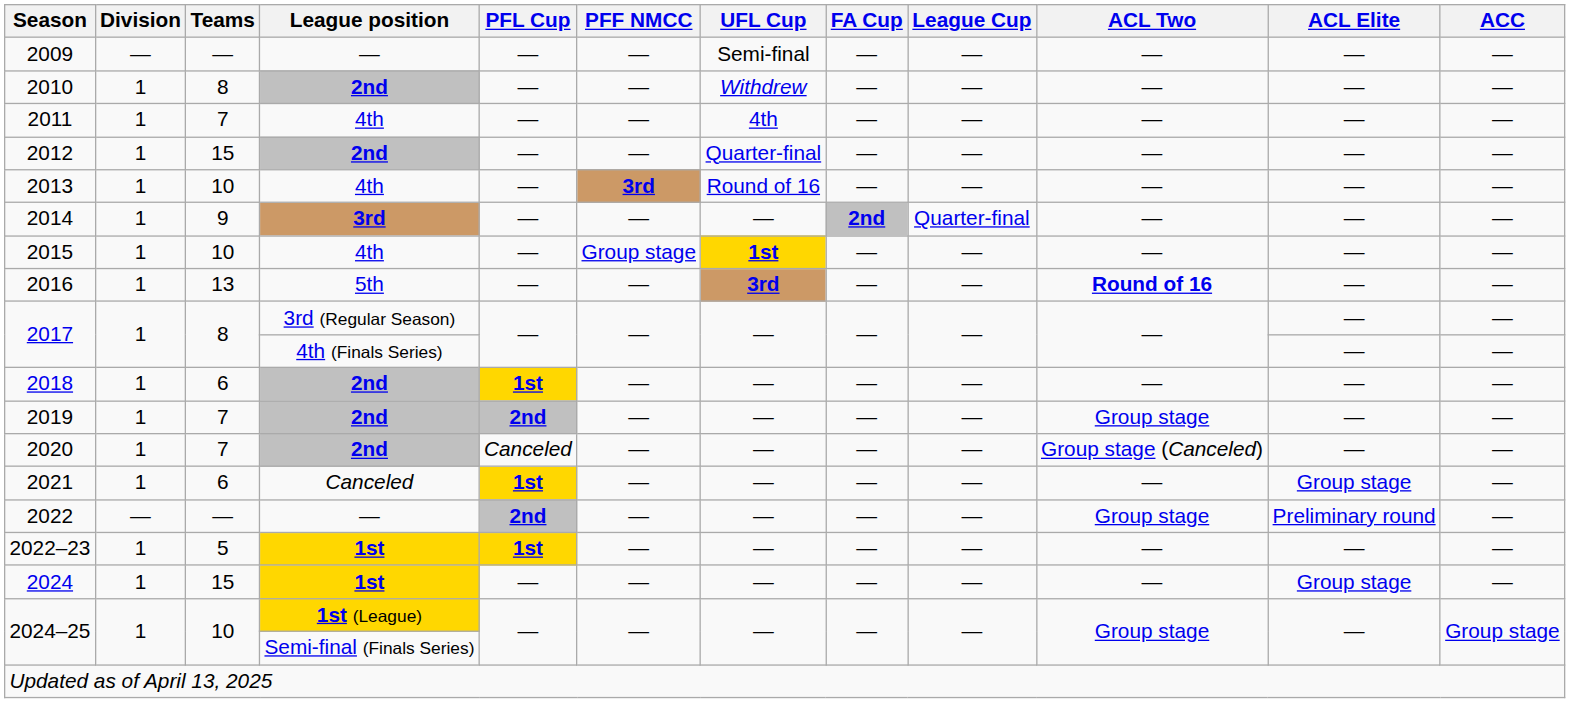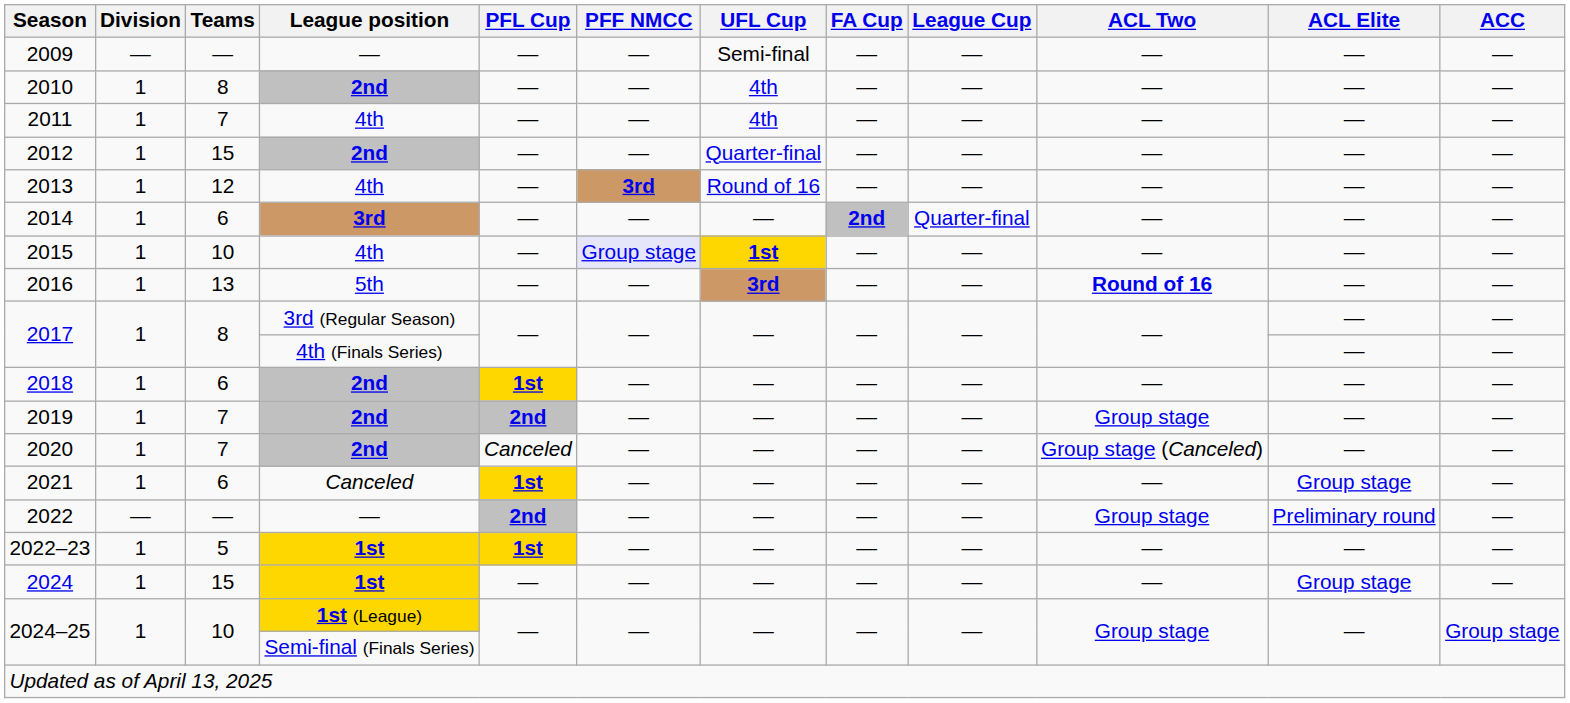(763, 86) Withdrew -> (763, 86) 4th
(223, 185) 10 -> (223, 185) 12
(223, 218) 9 -> (223, 218) 6
(639, 251) no background -> (639, 251) lavender background
